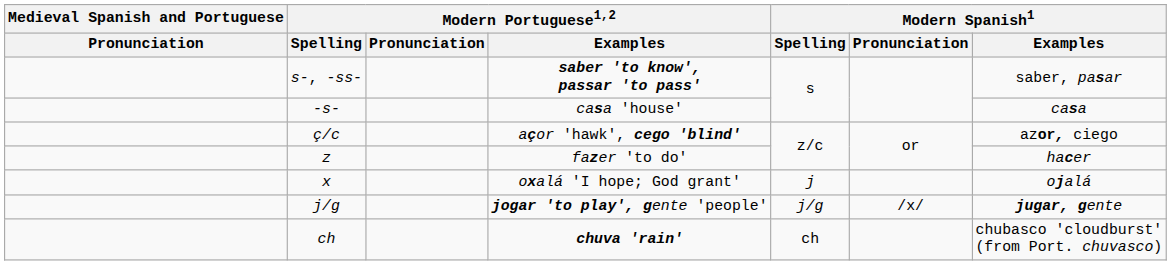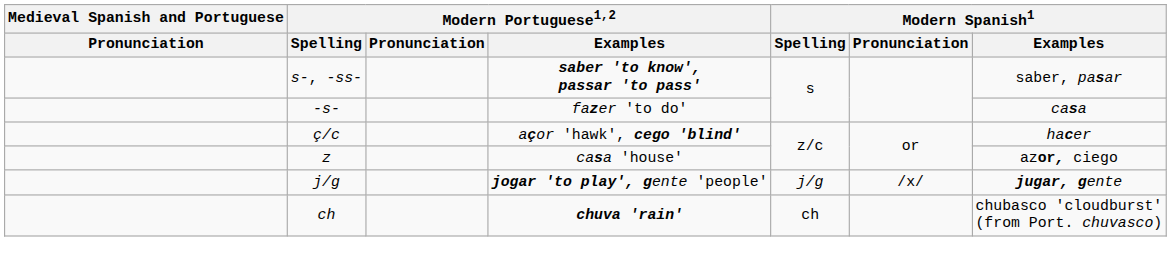(630, 110) casa 'house' -> (630, 110) fazer 'to do'
(1069, 134) azor, ciego -> (1069, 134) hacer
(630, 158) fazer 'to do' -> (630, 158) casa 'house'
(1069, 158) hacer -> (1069, 158) azor, ciego
- row: (326, 182)
